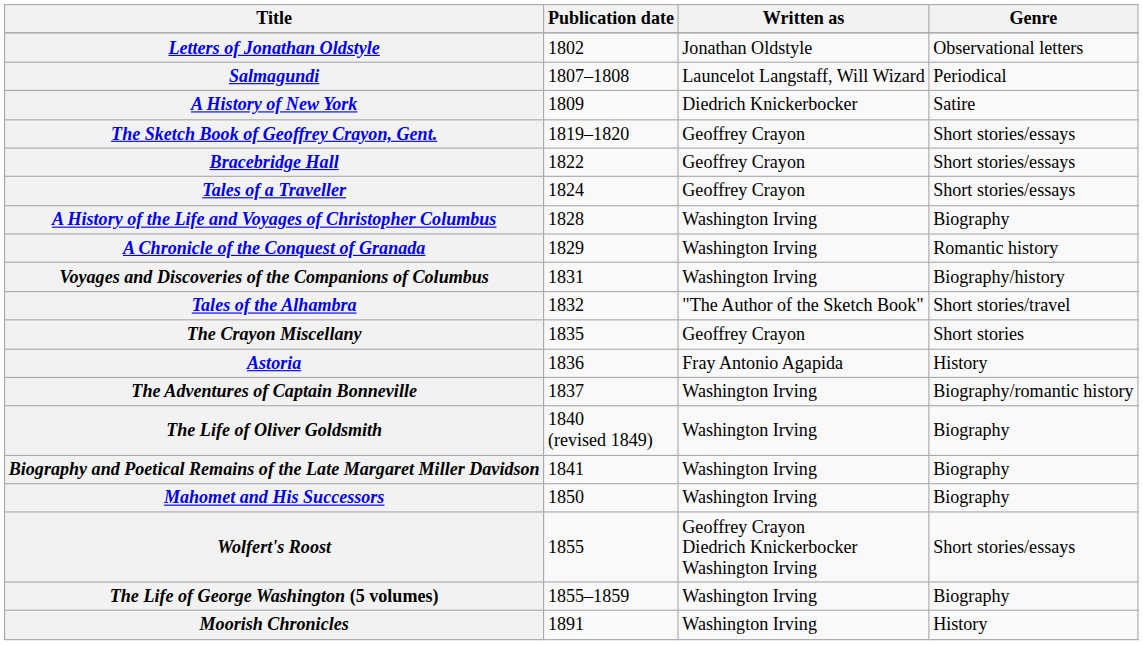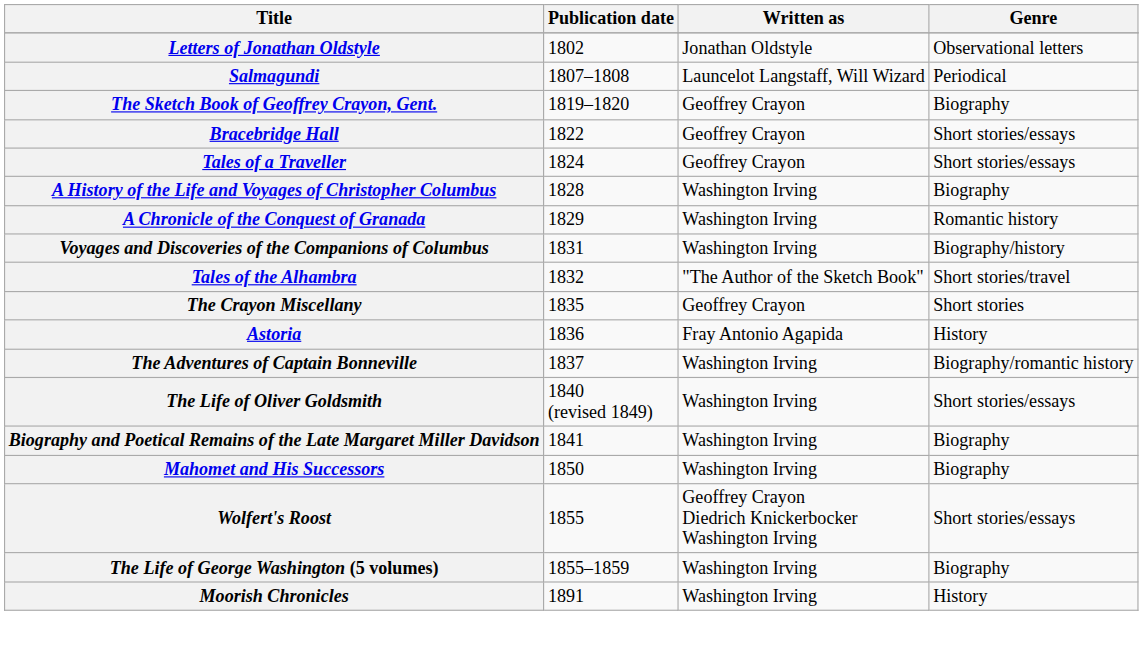- row: (274, 104)
(1004, 133) Short stories/essays -> (971, 104) Biography
(971, 430) Biography -> (1004, 401) Short stories/essays
